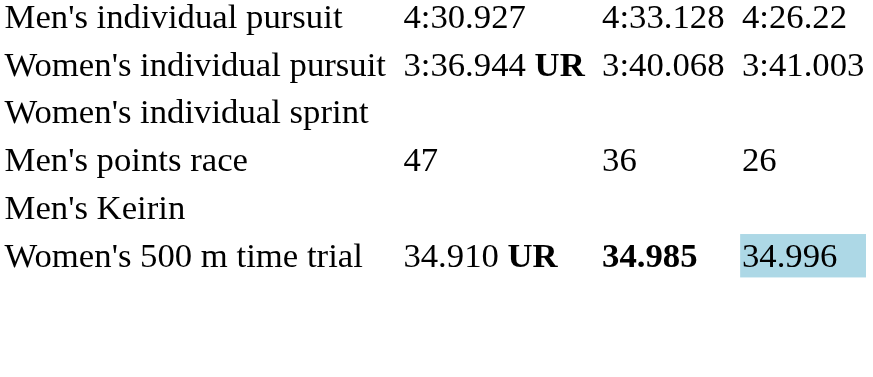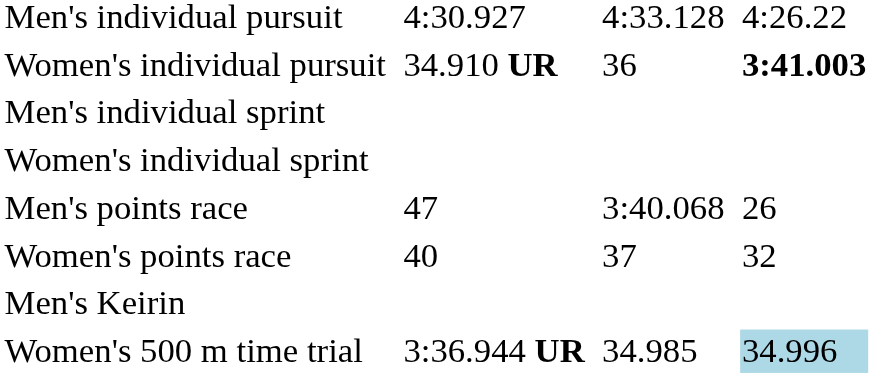(494, 64) 3:36.944 UR -> (481, 64) 34.910 UR
(663, 64) 3:40.068 -> (619, 64) 36
(803, 64) normal -> (804, 64) bold
+ row: (165, 111)
(619, 159) 36 -> (663, 207) 3:40.068
+ row: (148, 255)
(481, 255) 34.910 UR -> (494, 350) 3:36.944 UR
(650, 255) bold -> (650, 350) normal
